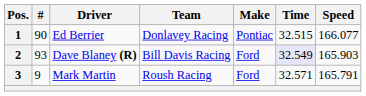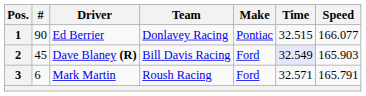(41, 55) 93 -> (41, 55) 45
(38, 75) 9 -> (38, 75) 6
